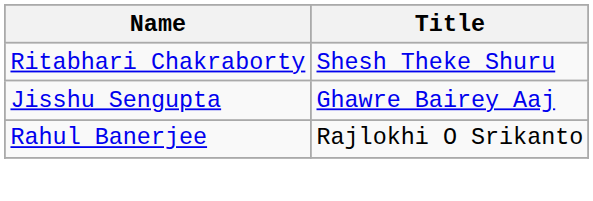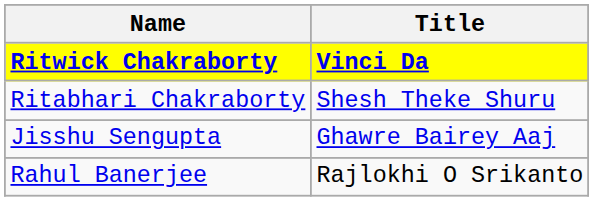+ row: (144, 62)
